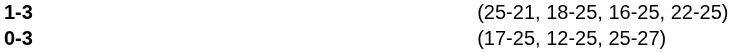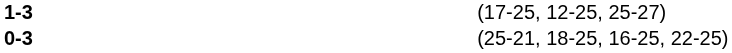(603, 12) (25-21, 18-25, 16-25, 22-25) -> (572, 12) (17-25, 12-25, 25-27)
(572, 38) (17-25, 12-25, 25-27) -> (603, 38) (25-21, 18-25, 16-25, 22-25)
